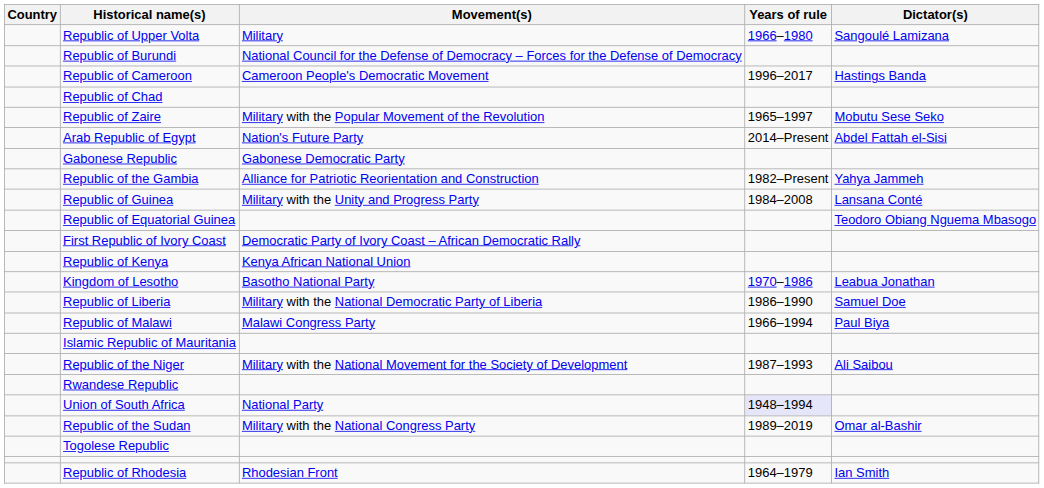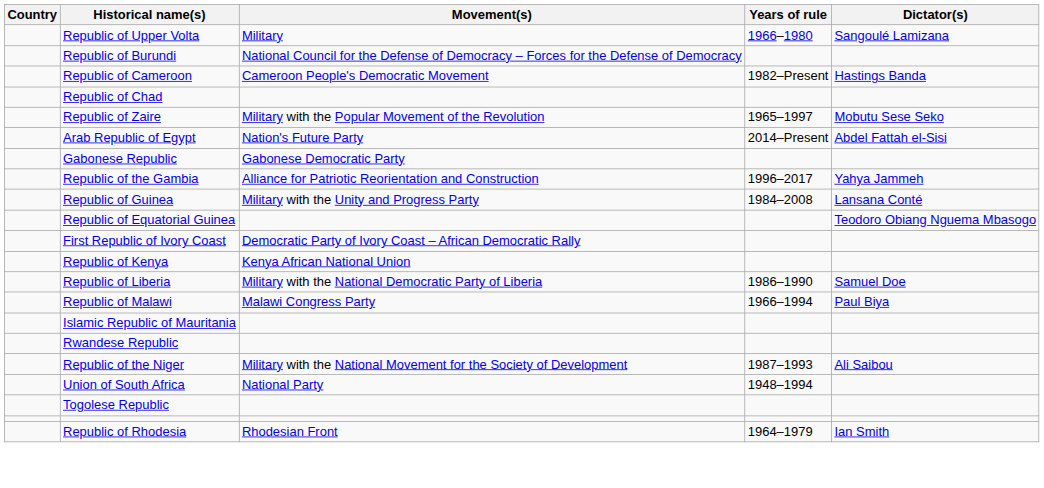(780, 76) 1996–2017 -> (788, 76) 1982–Present
(788, 179) 1982–Present -> (780, 179) 1996–2017
- row: (121, 281)
rows swapped: (124, 364) <-> (121, 384)
(780, 405) lavender background -> (780, 384) no background
- row: (127, 425)
